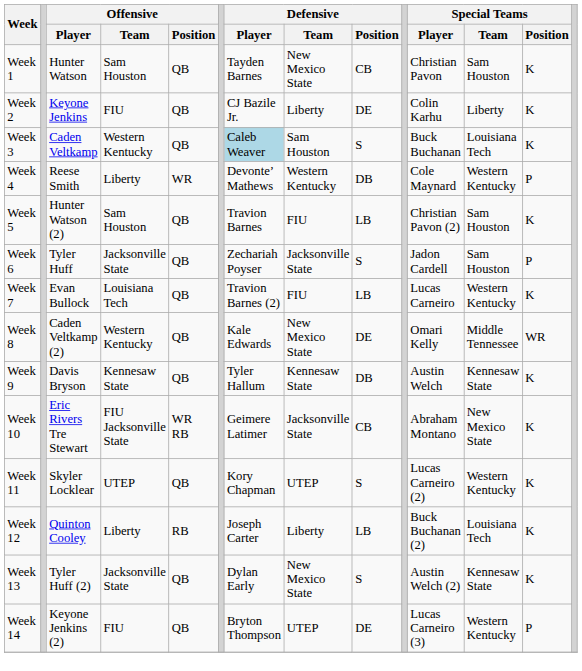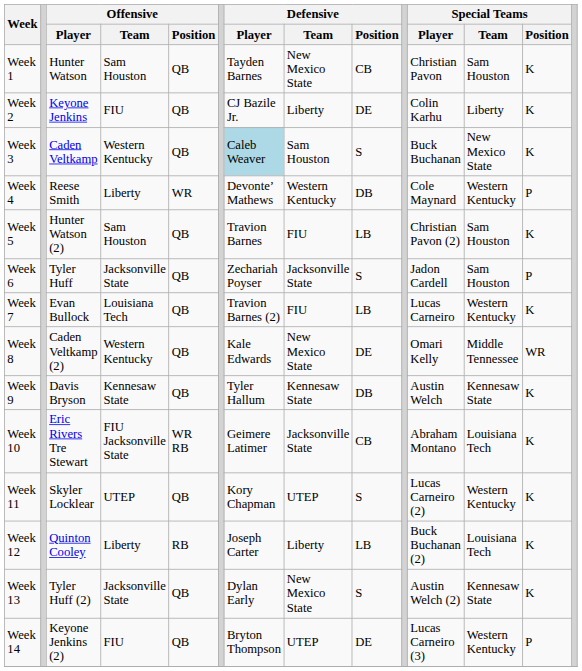(492, 144) Louisiana Tech -> (486, 151) New Mexico State
(486, 427) New Mexico State -> (492, 441) Louisiana Tech
